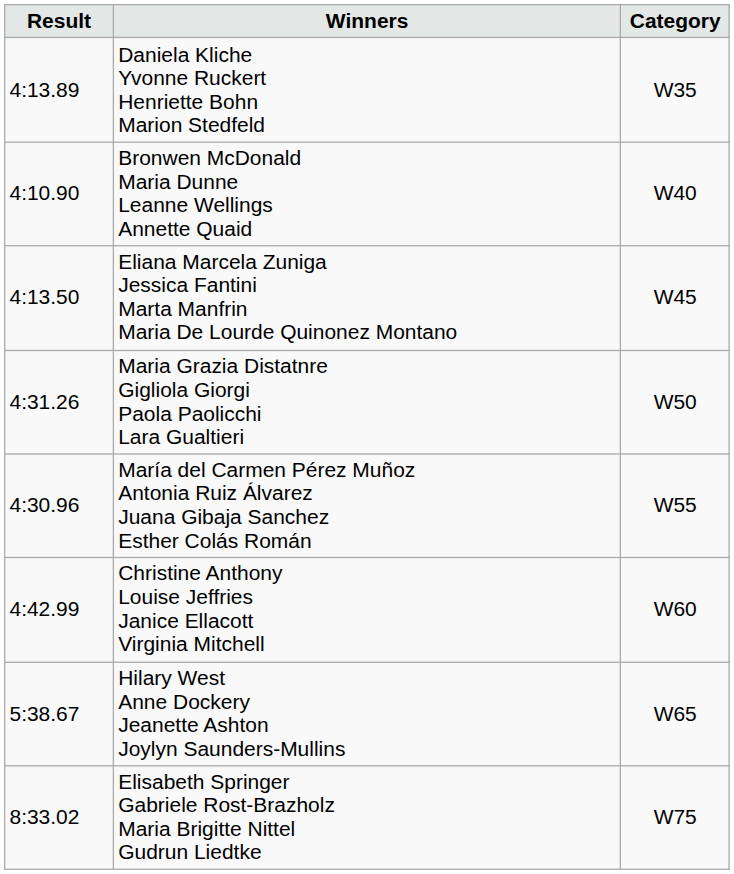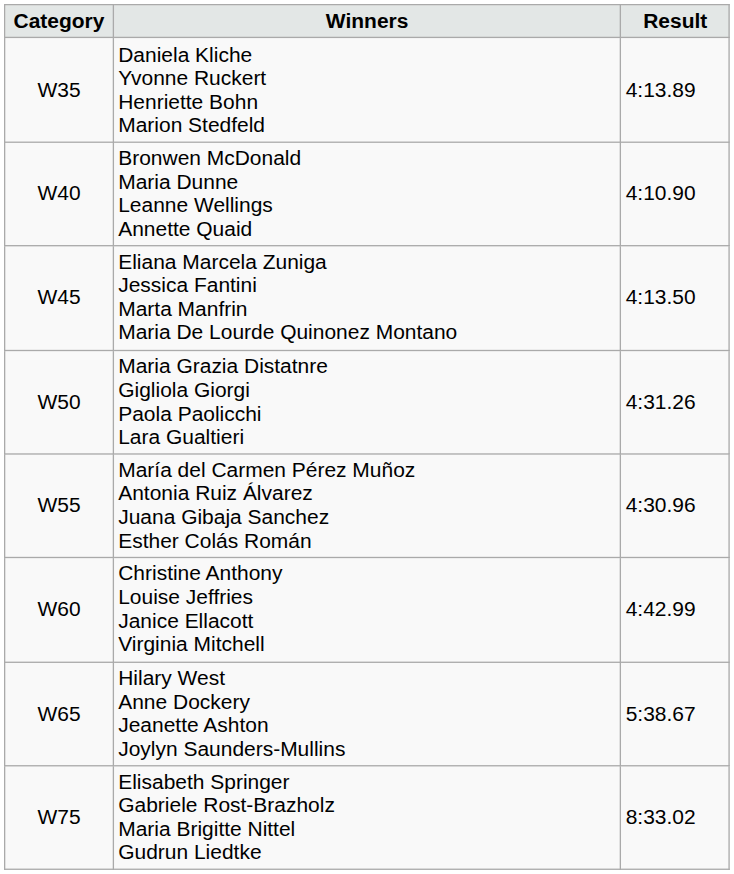columns swapped: (675, 21) <-> (59, 21)
